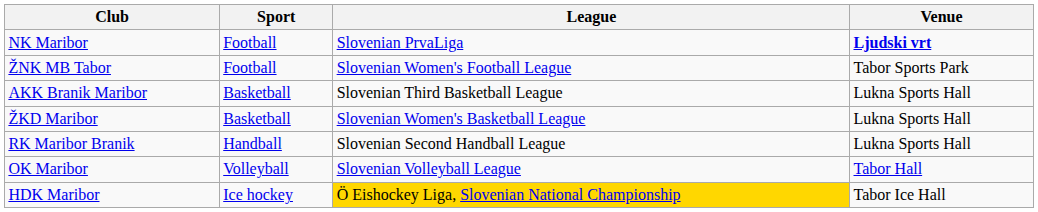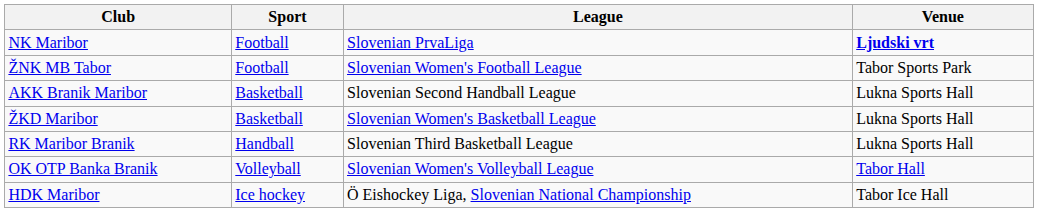(450, 93) Slovenian Third Basketball League -> (461, 93) Slovenian Second Handball League
(451, 144) Slovenian Second Handball League -> (460, 144) Slovenian Third Basketball League
- row: (48, 169)
+ row: (83, 169)
(509, 194) gold background -> (519, 194) no background
